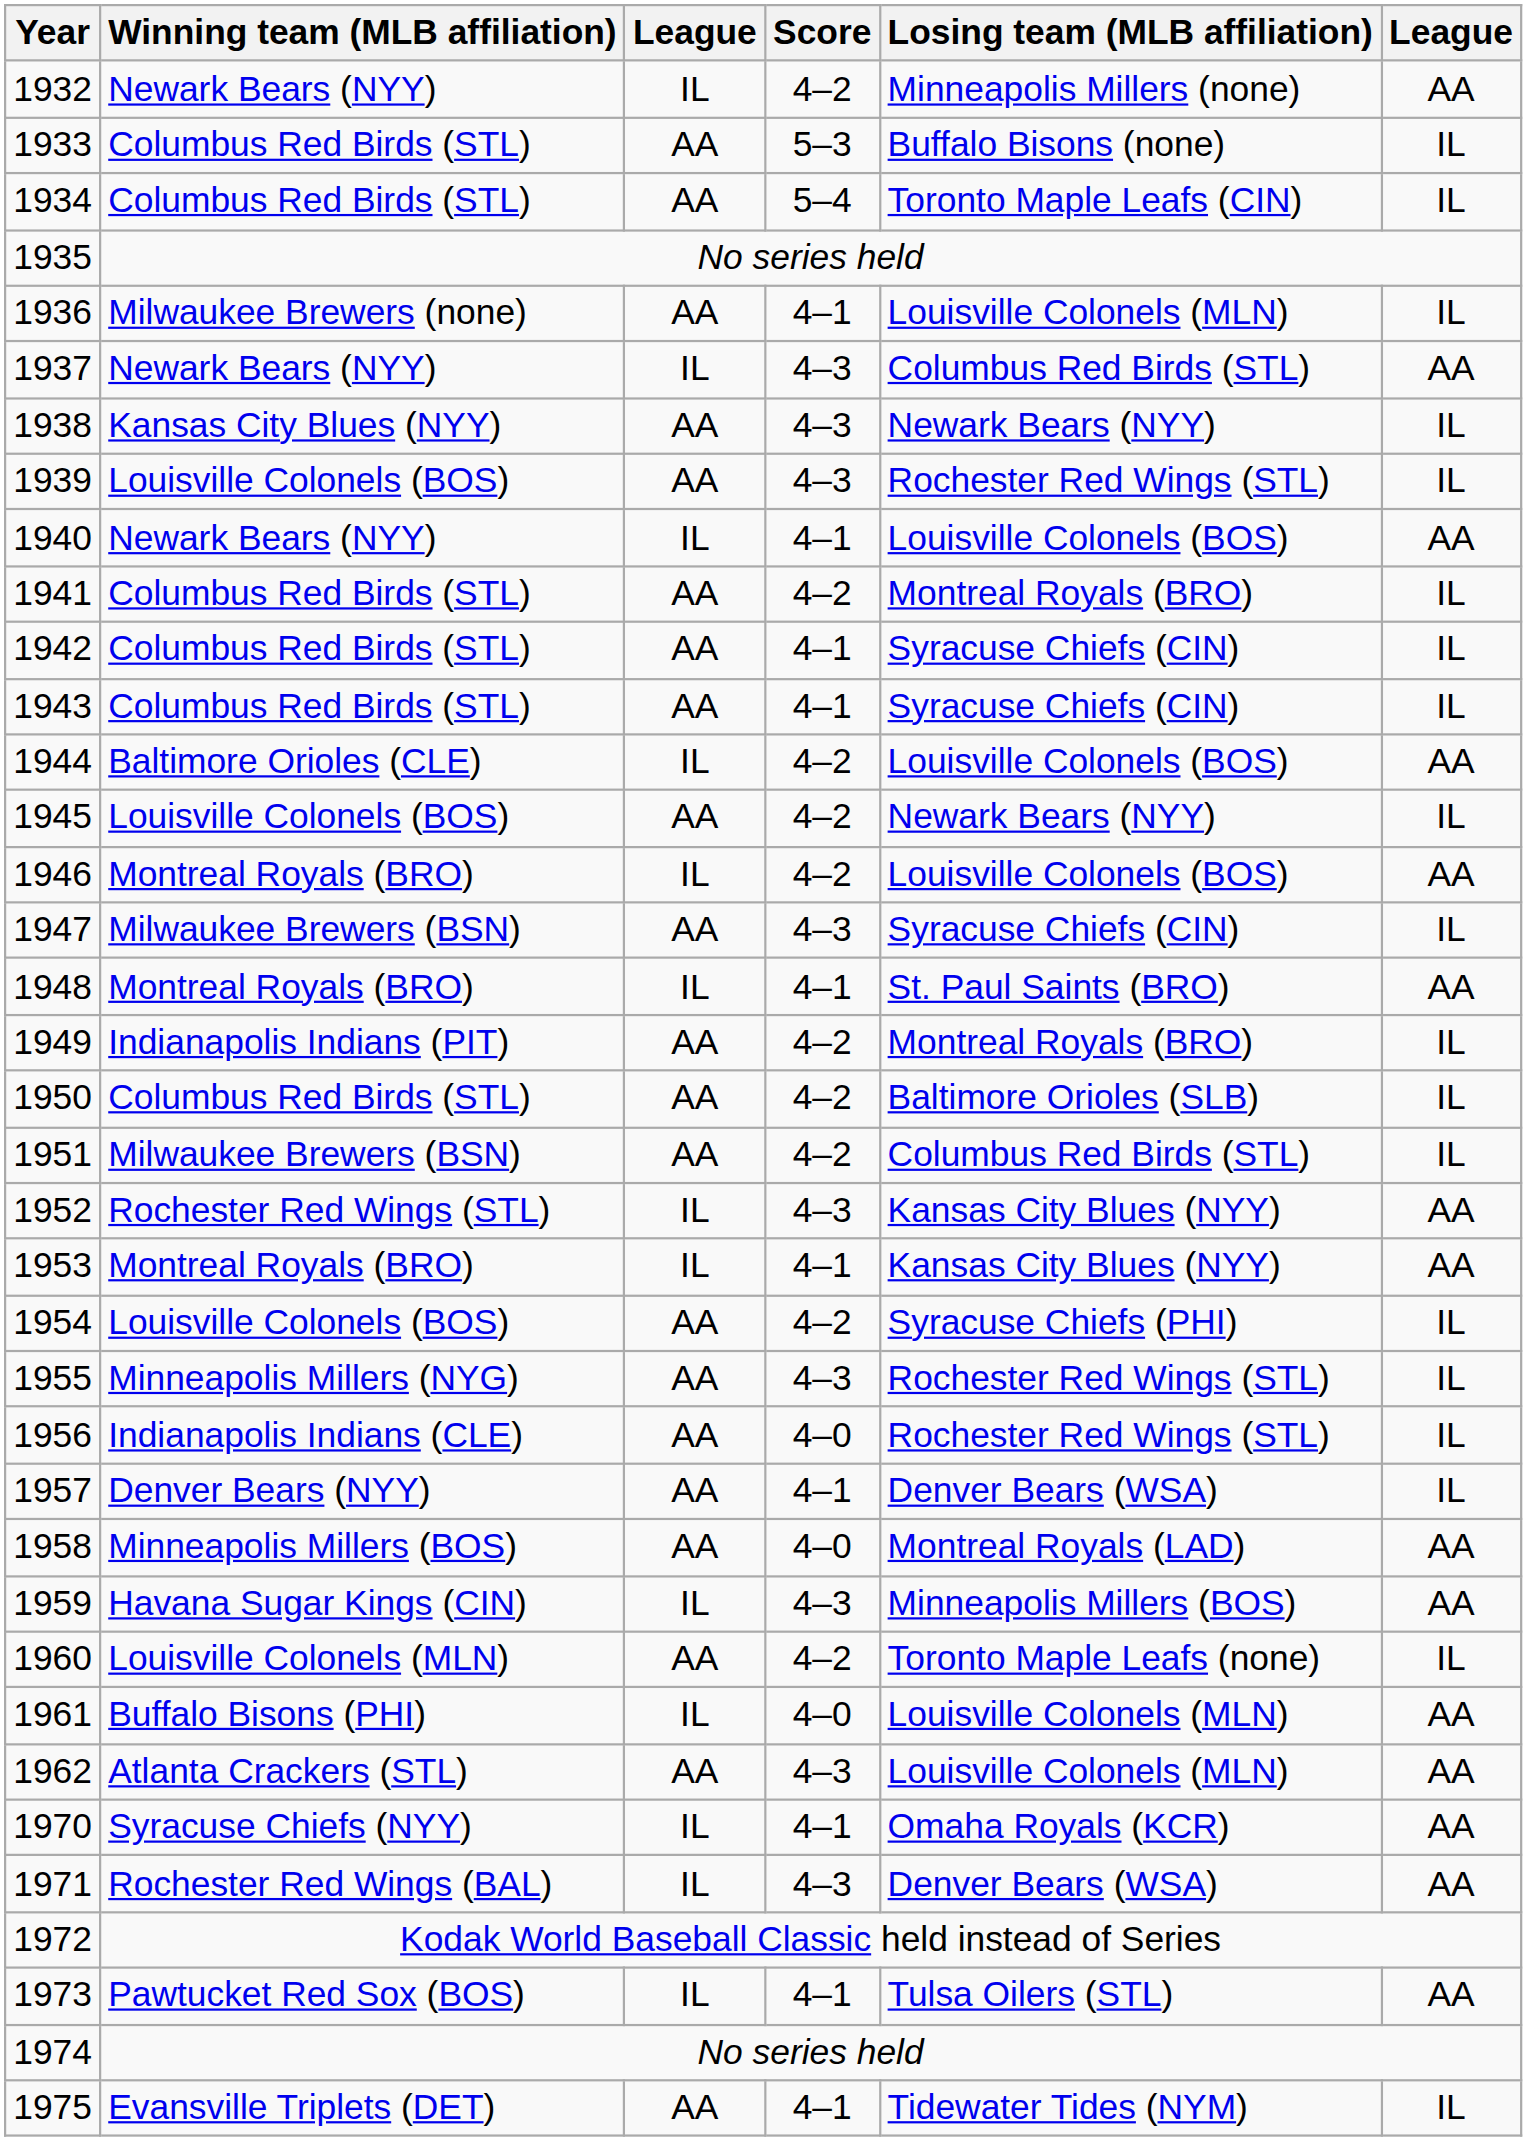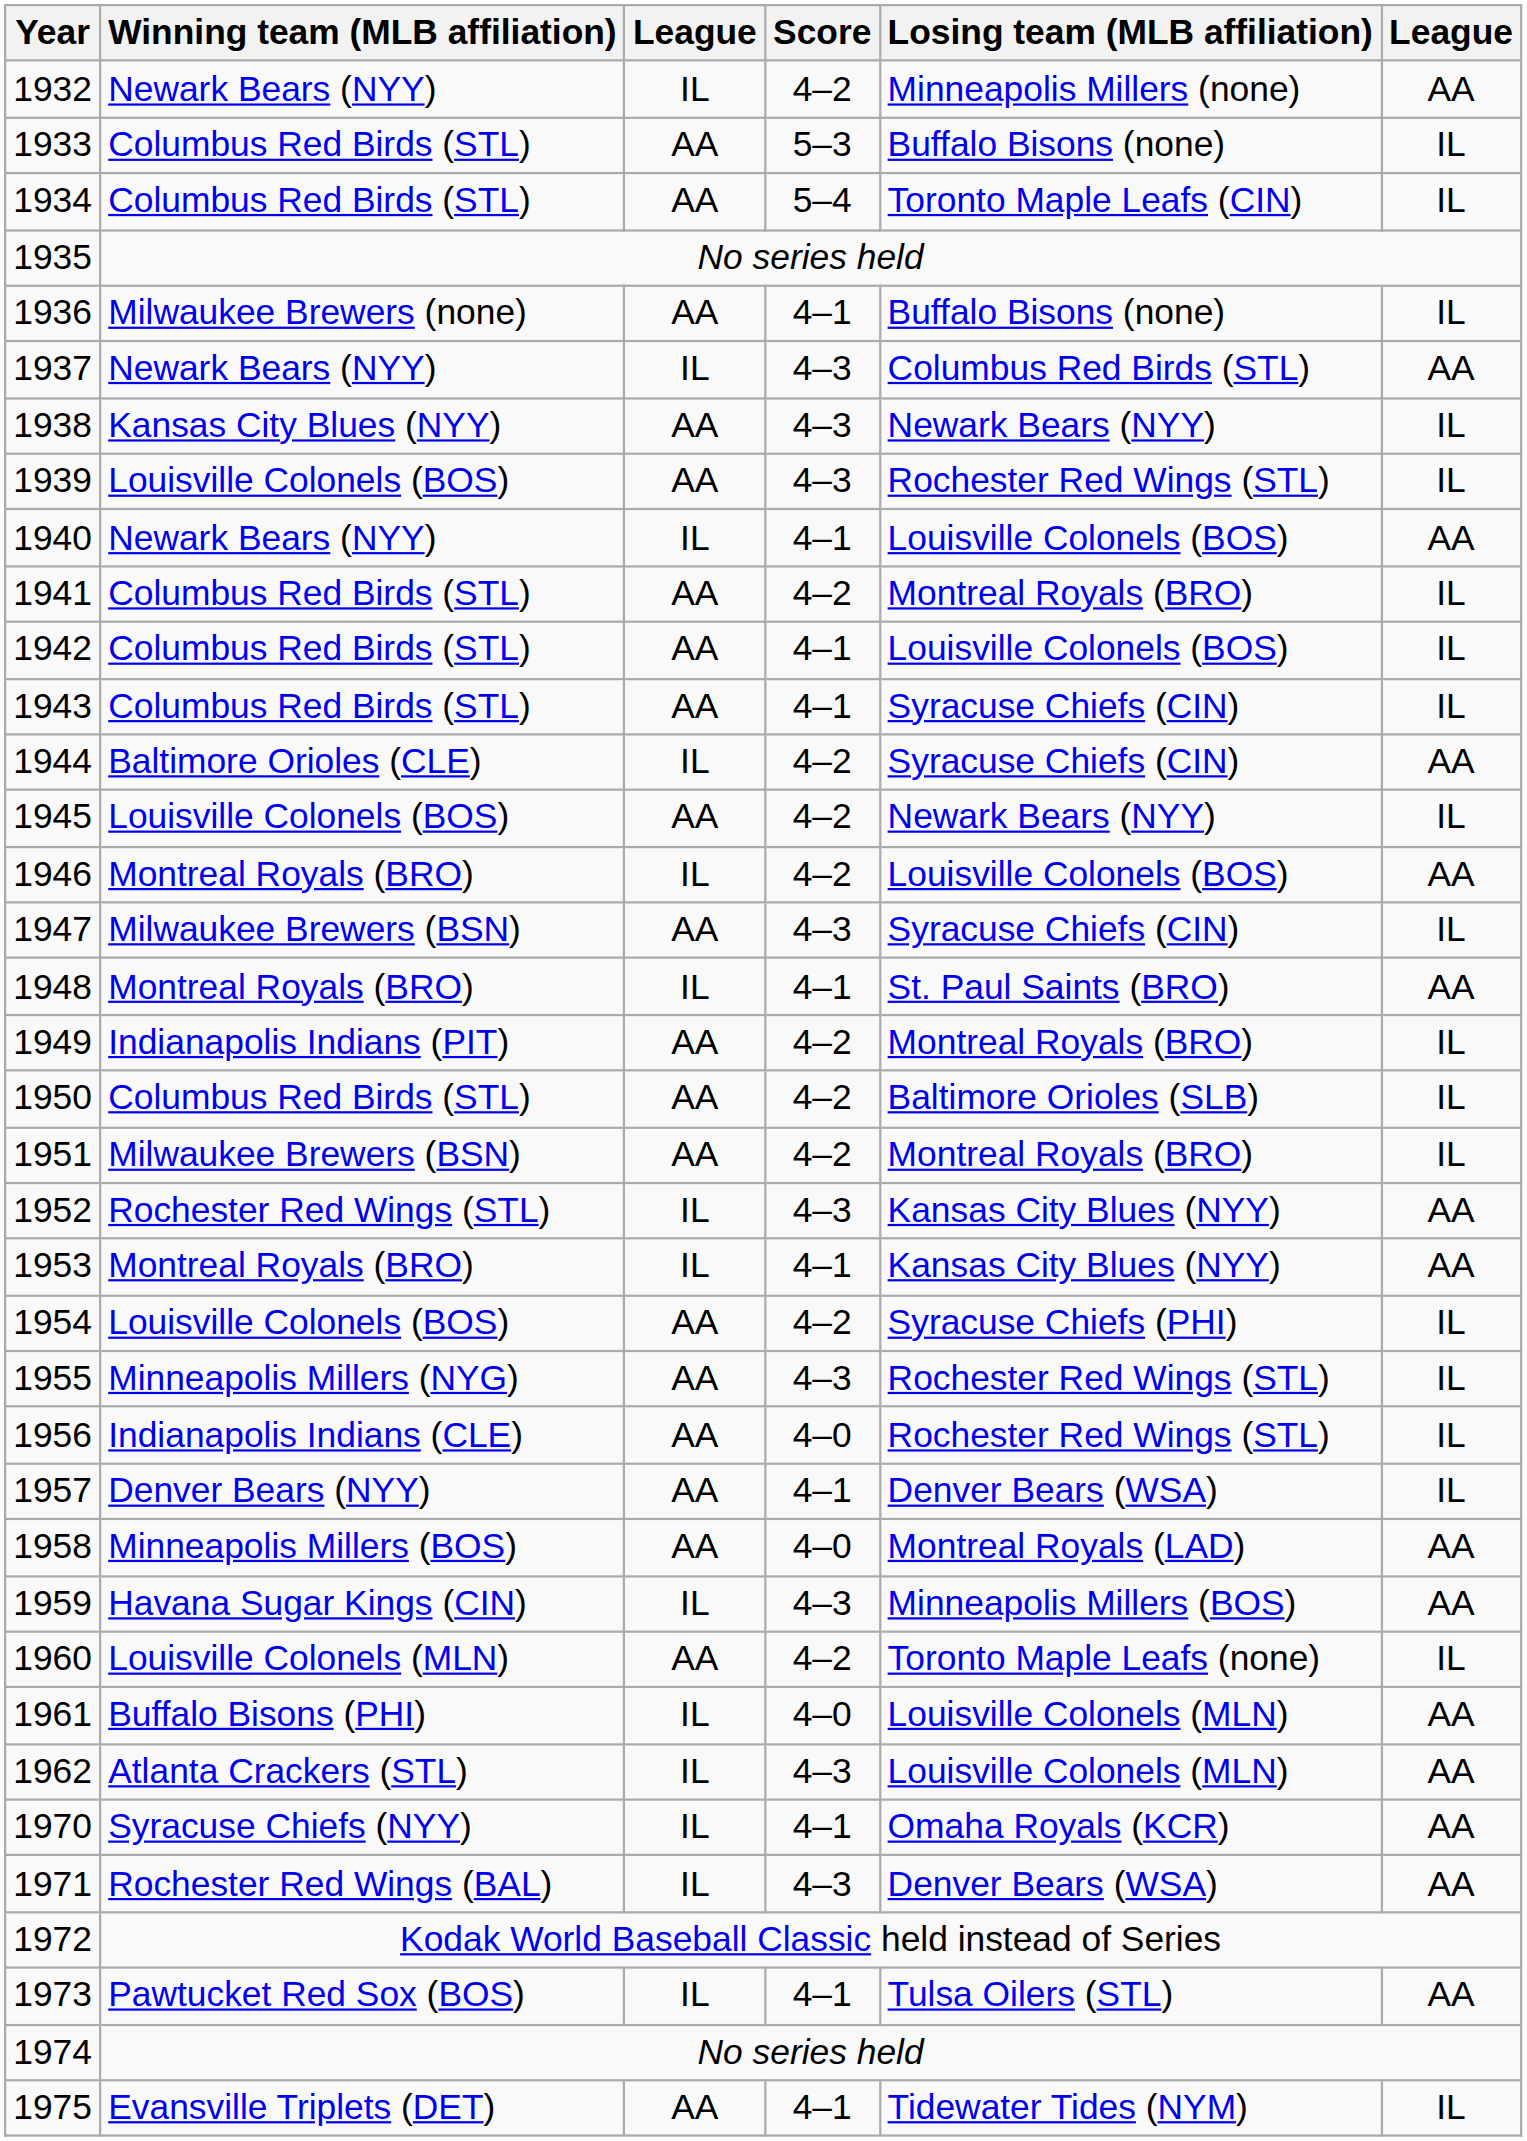(1088, 312) Louisville Colonels (MLN) -> (1056, 312) Buffalo Bisons (none)
(1064, 649) Syracuse Chiefs (CIN) -> (1088, 649) Louisville Colonels (BOS)
(1088, 761) Louisville Colonels (BOS) -> (1064, 761) Syracuse Chiefs (CIN)
(1099, 1154) Columbus Red Birds (STL) -> (1070, 1154) Montreal Royals (BRO)
(695, 1770) AA -> (695, 1770) IL
